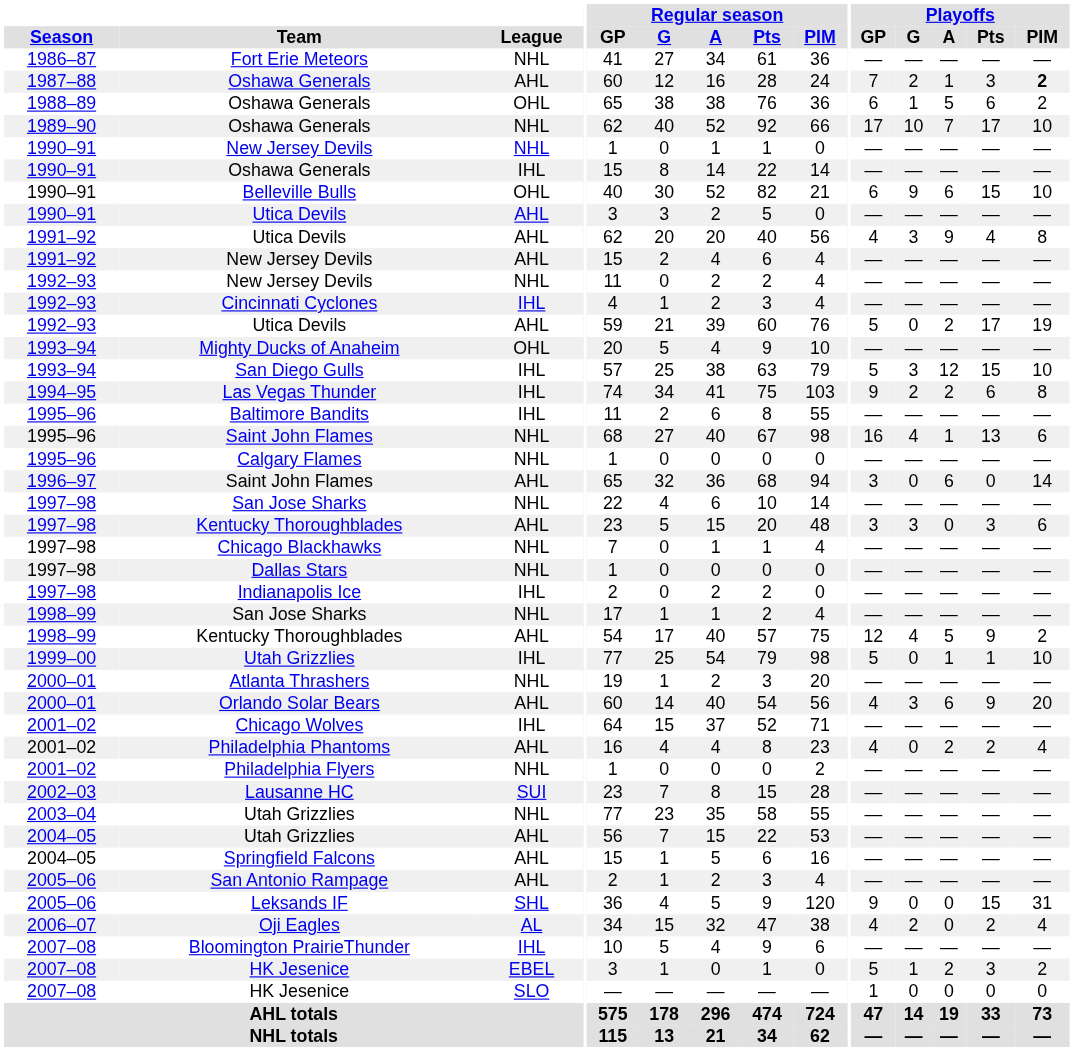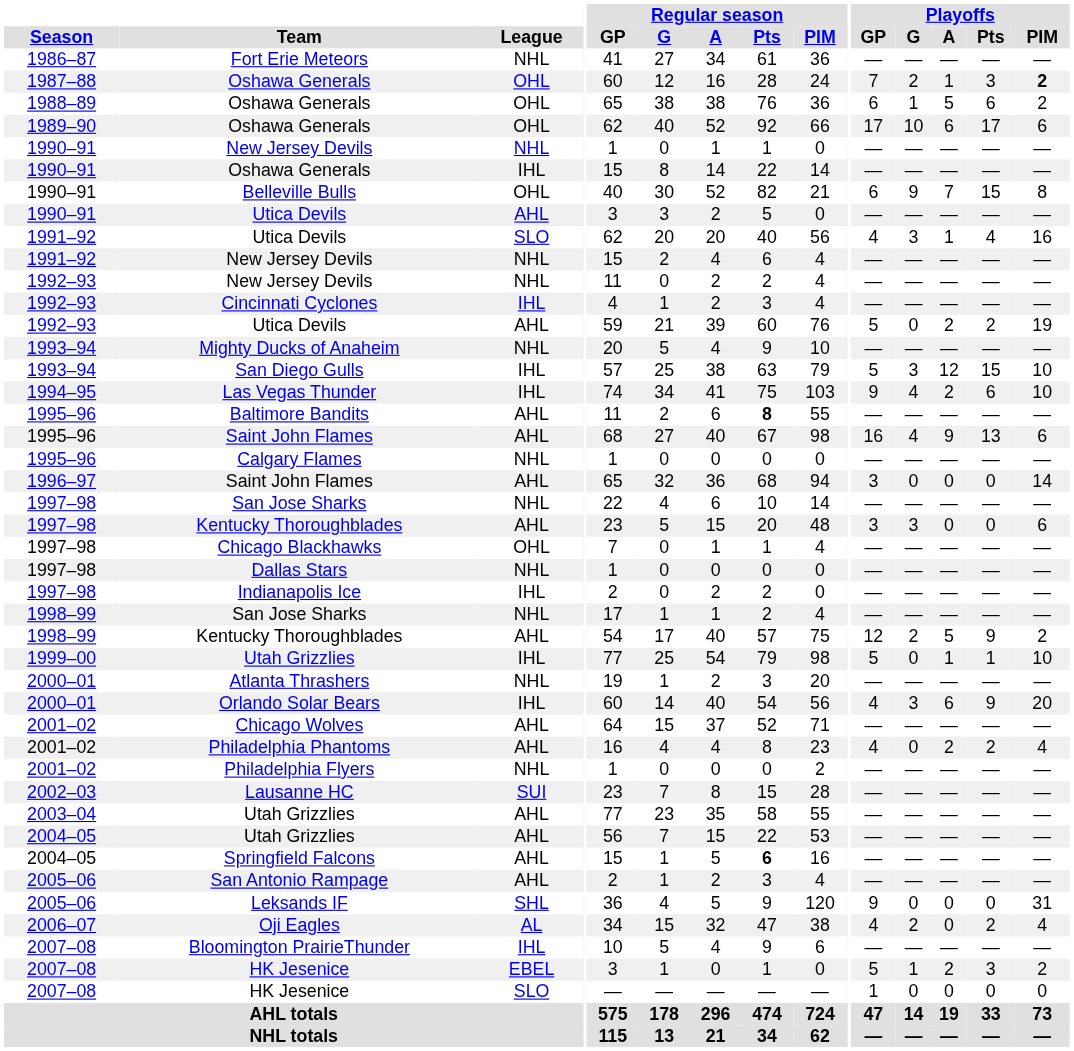(532, 81) AHL -> (532, 81) OHL
(532, 126) NHL -> (532, 126) OHL
(949, 126) 7 -> (949, 126) 6
(1042, 126) 10 -> (1042, 126) 6
(949, 192) 6 -> (949, 192) 7
(1042, 192) 10 -> (1042, 192) 8
(532, 237) AHL -> (532, 237) SLO
(949, 237) 9 -> (949, 237) 1
(1042, 237) 8 -> (1042, 237) 16
(532, 259) AHL -> (532, 259) NHL
(991, 325) 17 -> (991, 325) 2
(532, 348) OHL -> (532, 348) NHL
(914, 392) 2 -> (914, 392) 4
(1042, 392) 8 -> (1042, 392) 10
(532, 414) IHL -> (532, 414) AHL
(767, 414) normal -> (767, 414) bold
(532, 436) NHL -> (532, 436) AHL
(949, 436) 1 -> (949, 436) 9
(949, 481) 6 -> (949, 481) 0
(991, 525) 3 -> (991, 525) 0
(532, 547) NHL -> (532, 547) OHL
(914, 636) 4 -> (914, 636) 2
(532, 703) AHL -> (532, 703) IHL
(532, 725) IHL -> (532, 725) AHL
(532, 814) NHL -> (532, 814) AHL
(767, 858) normal -> (767, 858) bold
(991, 903) 15 -> (991, 903) 0
